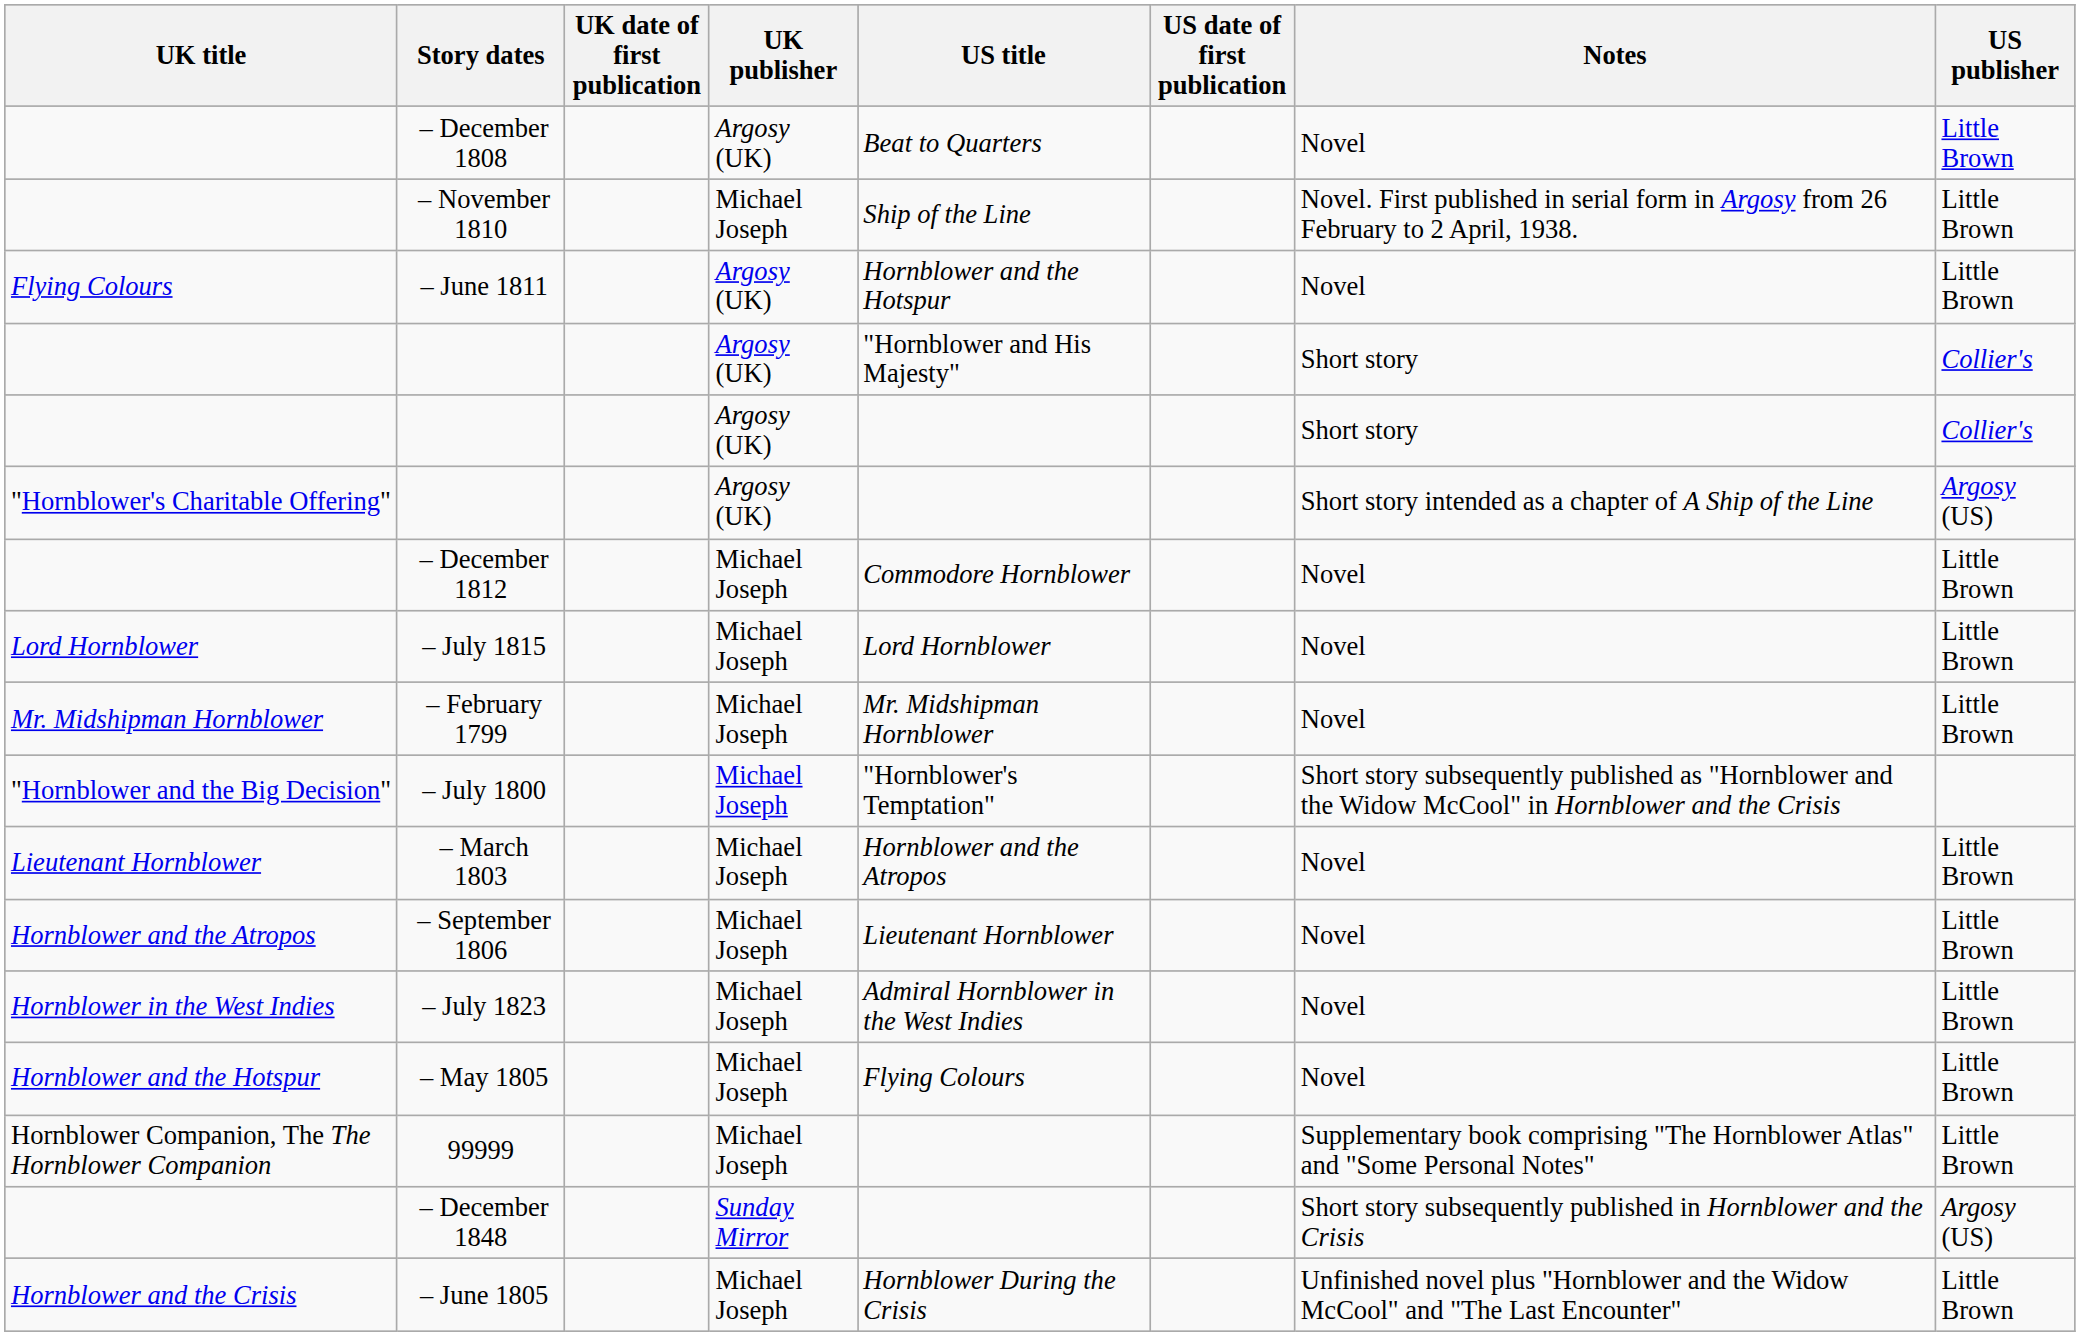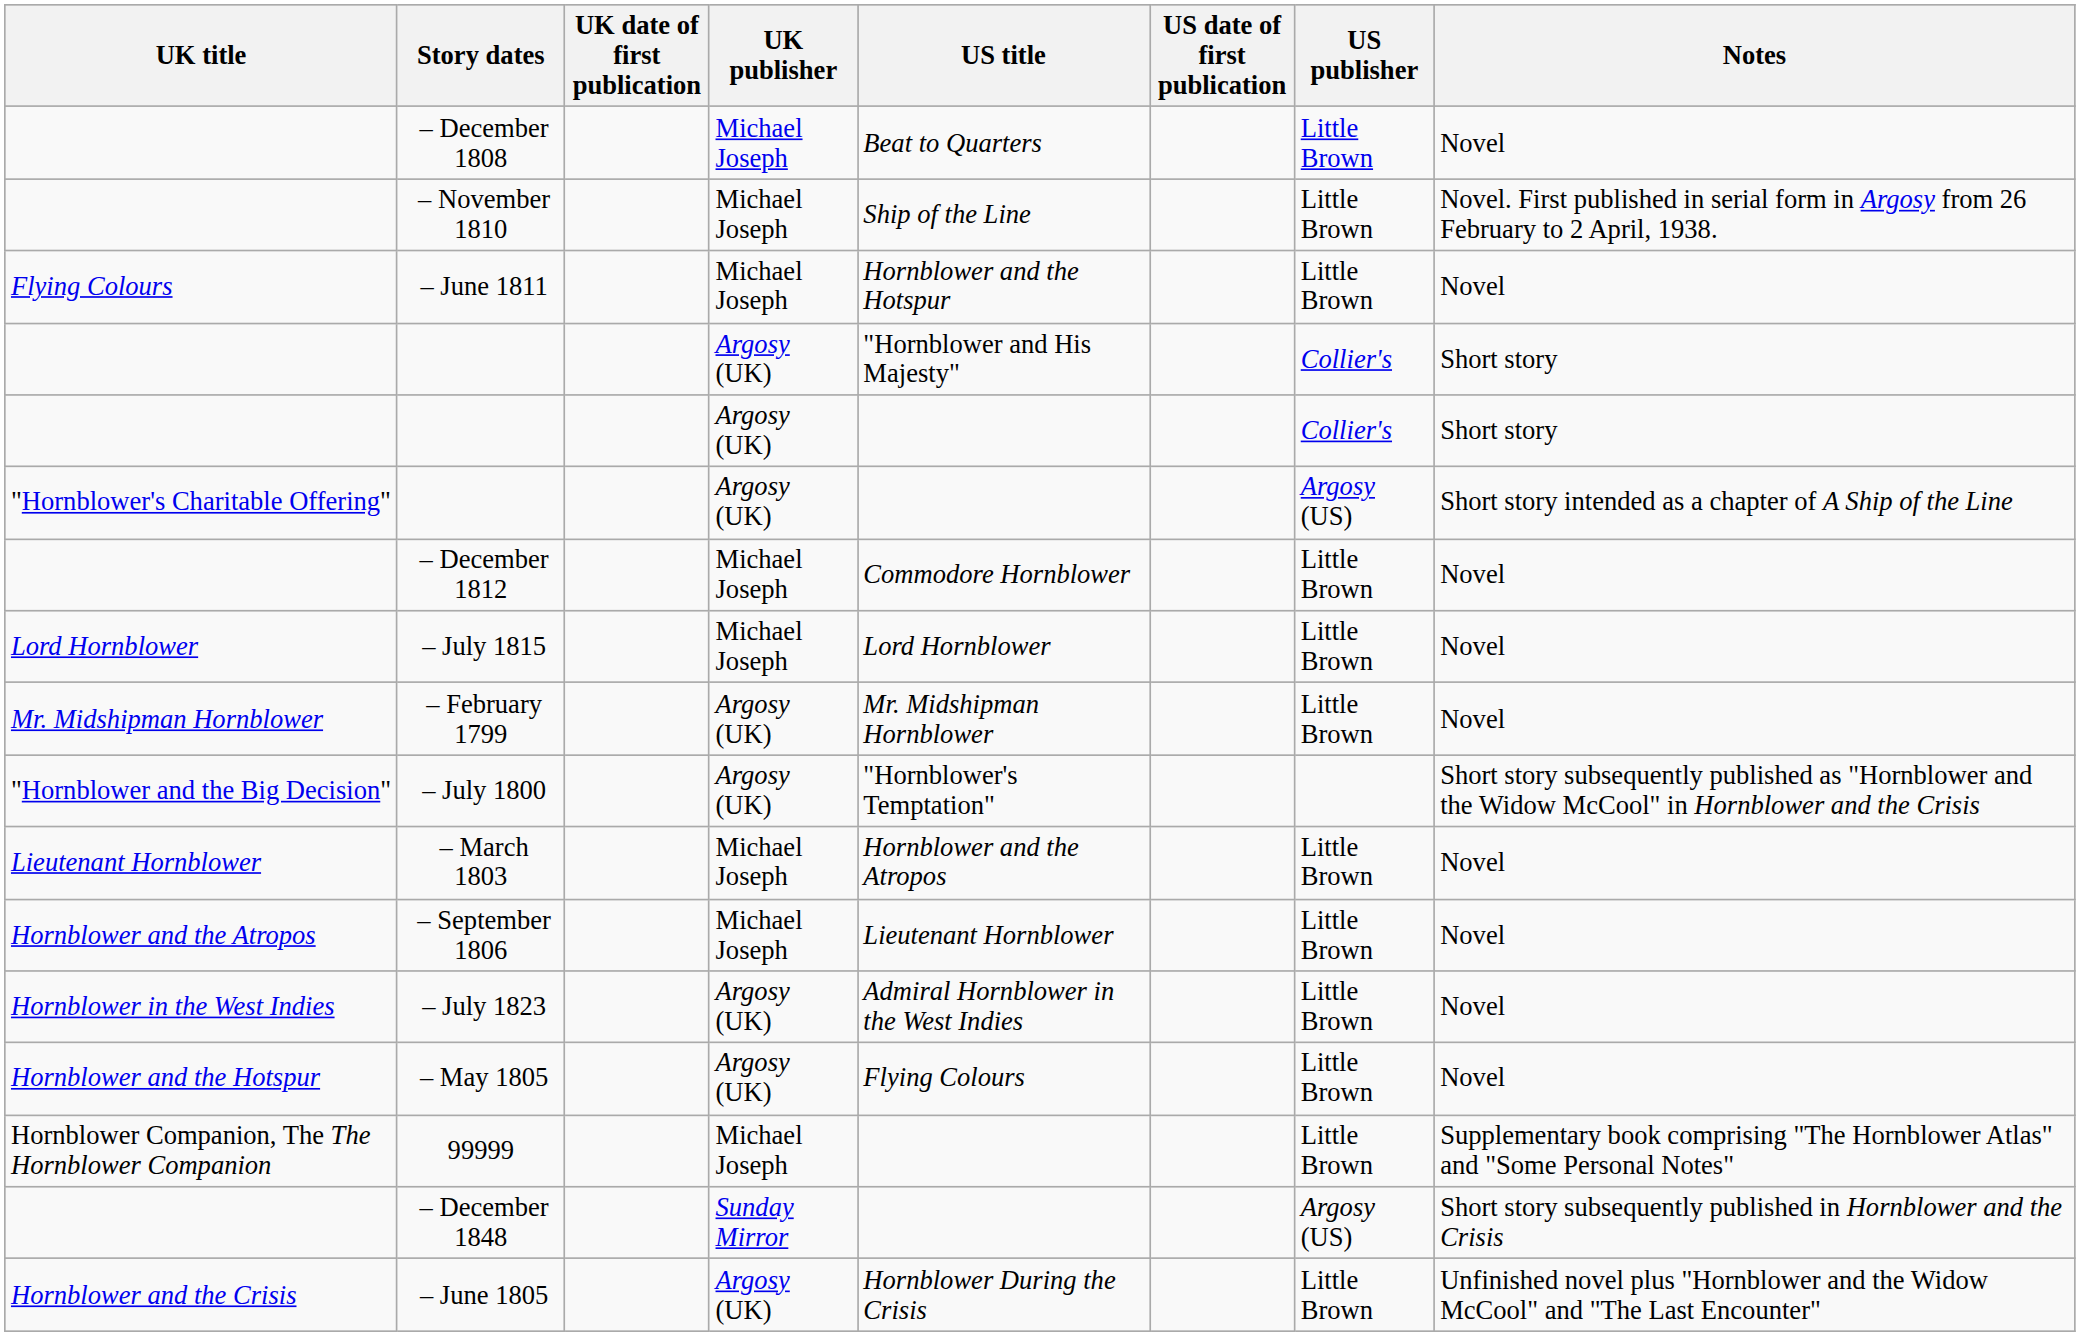columns swapped: (2005, 55) <-> (1615, 55)
(753, 142) Argosy (UK) -> (759, 142) Michael Joseph
(753, 286) Argosy (UK) -> (759, 286) Michael Joseph
(759, 718) Michael Joseph -> (753, 718) Argosy (UK)
(759, 790) Michael Joseph -> (753, 790) Argosy (UK)
(759, 1006) Michael Joseph -> (753, 1006) Argosy (UK)
(759, 1078) Michael Joseph -> (753, 1078) Argosy (UK)
(759, 1294) Michael Joseph -> (753, 1294) Argosy (UK)
